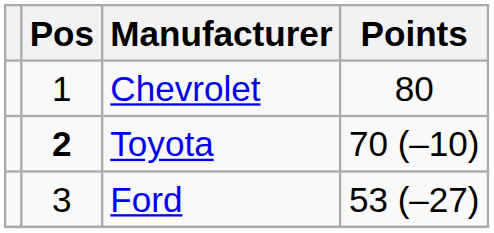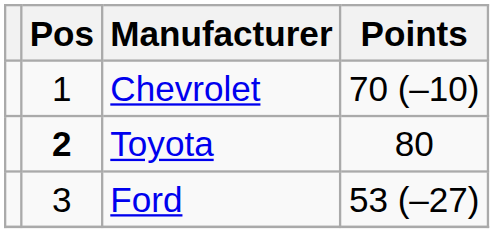(414, 89) 80 -> (414, 89) 70 (–10)
(414, 144) 70 (–10) -> (414, 144) 80
